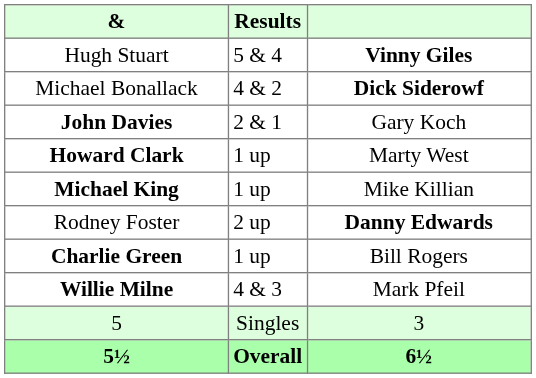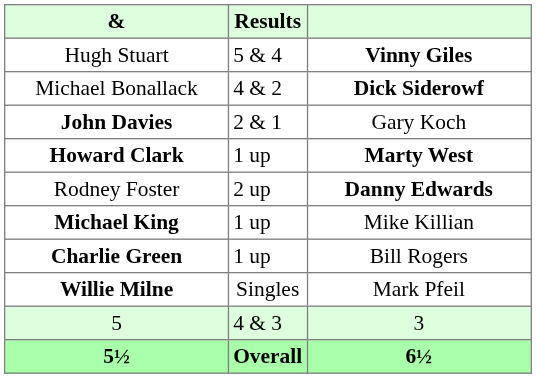(419, 155) normal -> (419, 155) bold
rows swapped: (117, 222) <-> (117, 188)
(258, 289) 4 & 3 -> (268, 289) Singles
(268, 322) Singles -> (258, 322) 4 & 3
